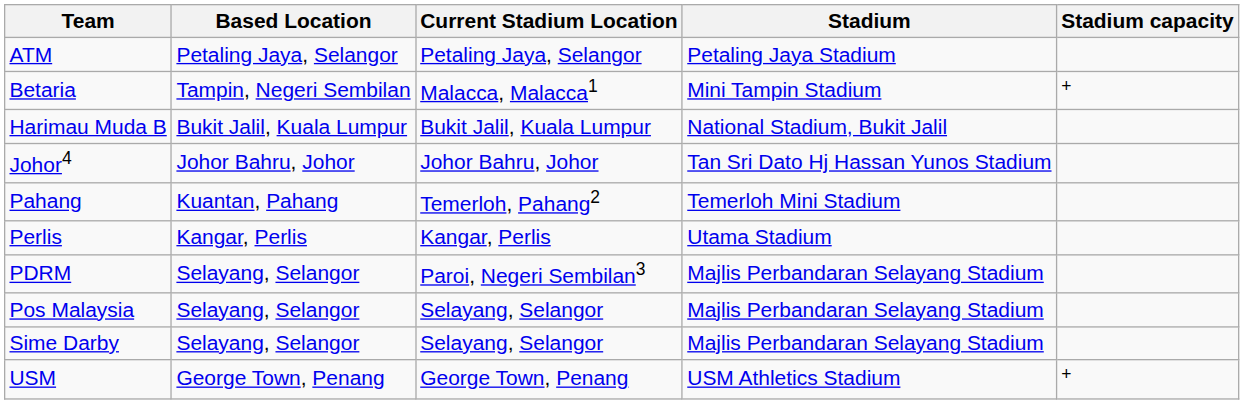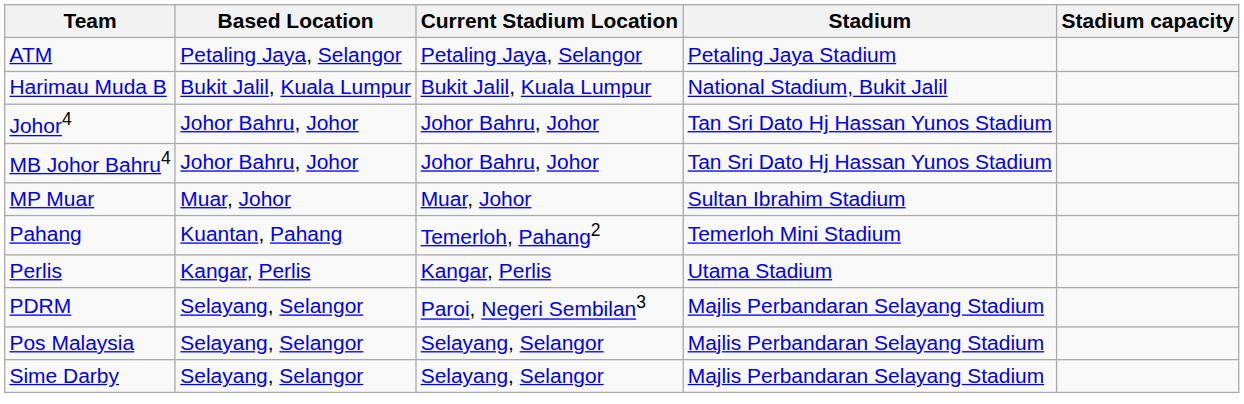- row: (43, 90)
+ row: (90, 162)
+ row: (52, 198)
- row: (33, 379)
